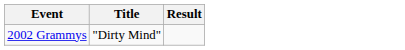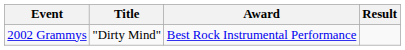+ column: (262, 14)
